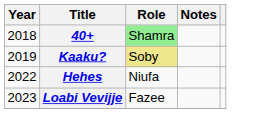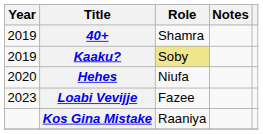(22, 35) 2018 -> (22, 35) 2019
(151, 35) lightgreen background -> (181, 35) no background
(22, 77) 2022 -> (22, 77) 2020
+ row: (97, 118)
